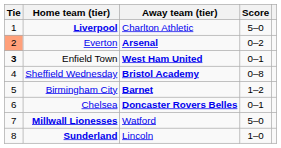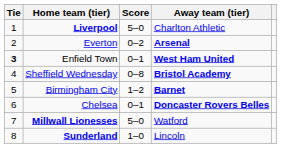columns swapped: (256, 12) <-> (180, 12)
(14, 43) lightsalmon background -> (14, 43) no background
